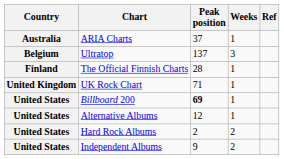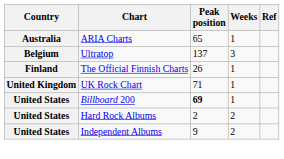(198, 38) 37 -> (198, 38) 65
(198, 69) 28 -> (198, 69) 26
- row: (119, 116)
